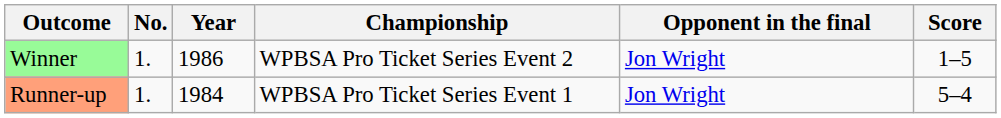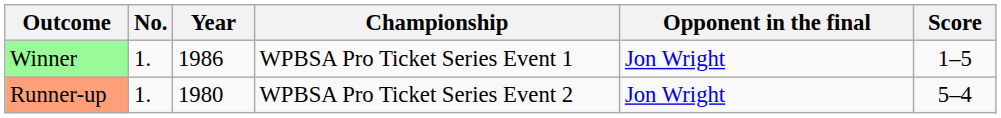(416, 58) WPBSA Pro Ticket Series Event 2 -> (416, 58) WPBSA Pro Ticket Series Event 1
(201, 94) 1984 -> (201, 94) 1980
(416, 94) WPBSA Pro Ticket Series Event 1 -> (416, 94) WPBSA Pro Ticket Series Event 2
